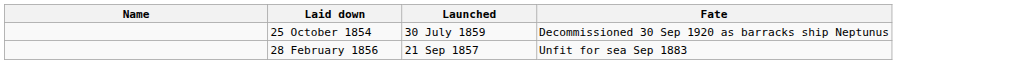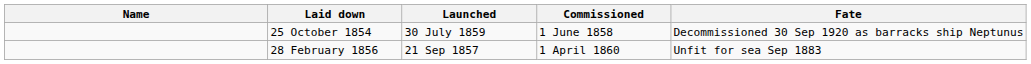+ column: (604, 14)
